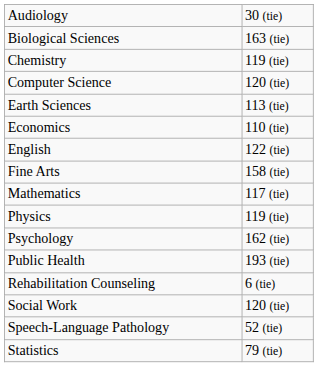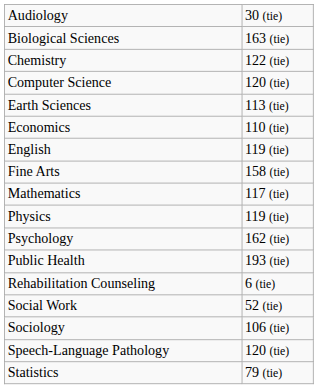(267, 60) 119 (tie) -> (267, 60) 122 (tie)
(267, 149) 122 (tie) -> (267, 149) 119 (tie)
(267, 305) 120 (tie) -> (264, 305) 52 (tie)
+ row: (36, 328)
(264, 328) 52 (tie) -> (267, 350) 120 (tie)
